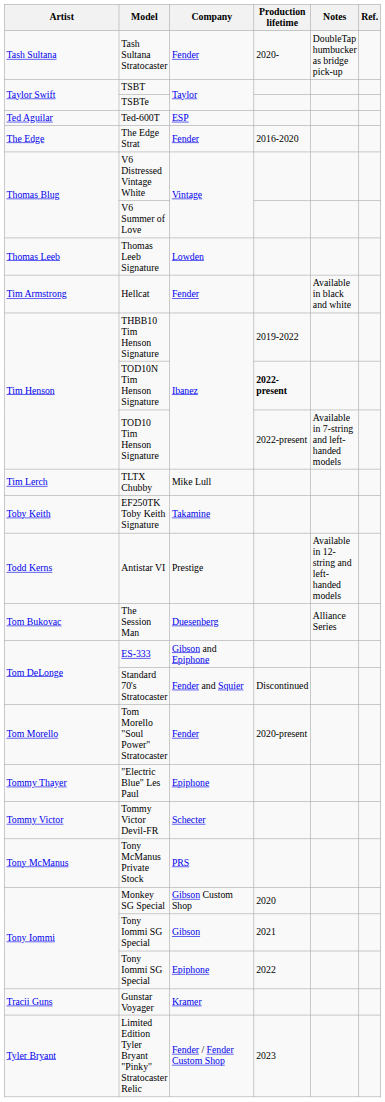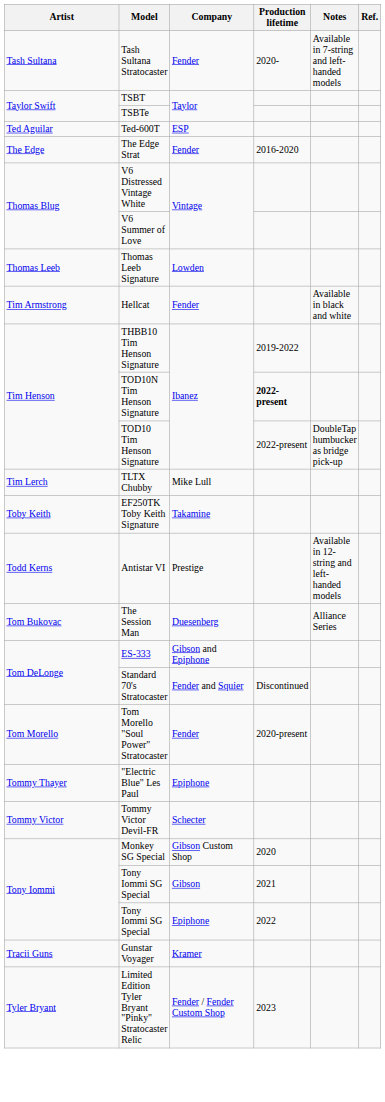(335, 55) DoubleTap humbucker as bridge pick-up -> (333, 60) Available in 7-string and left-handed models
(333, 439) Available in 7-string and left-handed models -> (335, 445) DoubleTap humbucker as bridge pick-up
- row: (141, 863)
